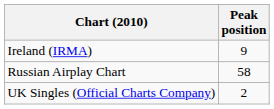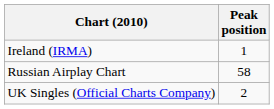(244, 51) 9 -> (244, 51) 1
